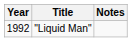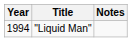(18, 28) 1992 -> (18, 28) 1994
